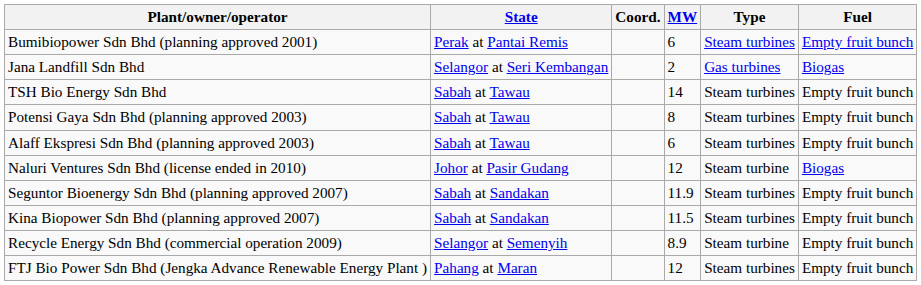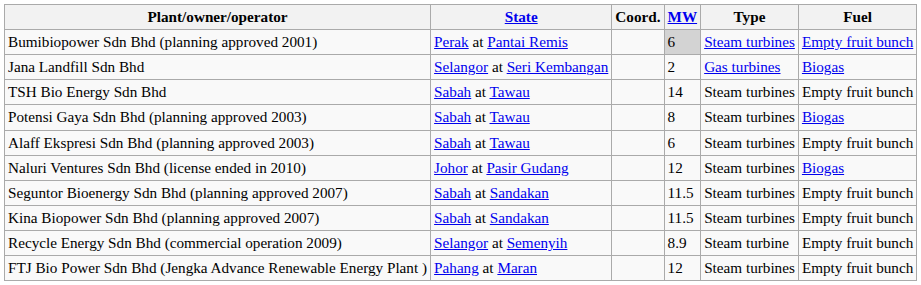(671, 42) no background -> (671, 42) lightgrey background
(858, 117) Empty fruit bunch -> (823, 117) Biogas
(747, 167) Steam turbine -> (750, 167) Steam turbines
(681, 192) 11.9 -> (681, 192) 11.5
